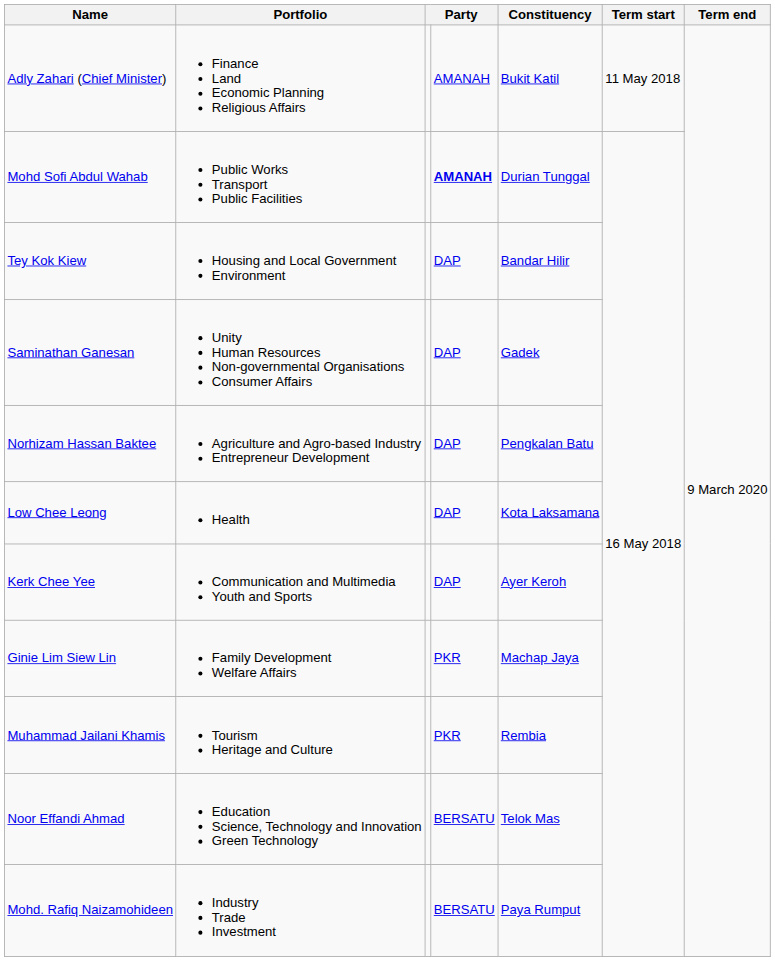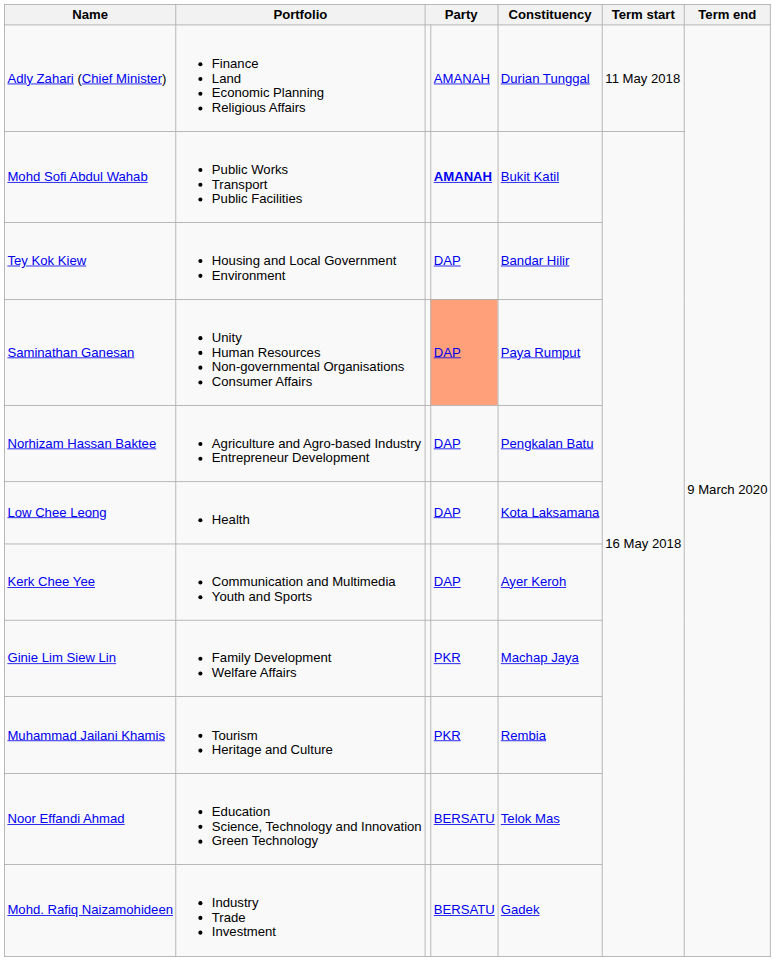(530, 78) Bukit Katil -> (545, 78) Durian Tunggal
(545, 177) Durian Tunggal -> (530, 177) Bukit Katil
(447, 352) no background -> (447, 352) lightsalmon background
(520, 352) Gadek -> (541, 352) Paya Rumput
(541, 910) Paya Rumput -> (520, 910) Gadek
